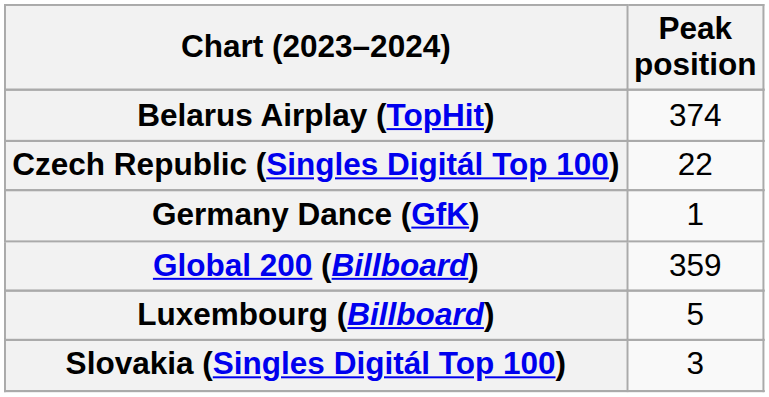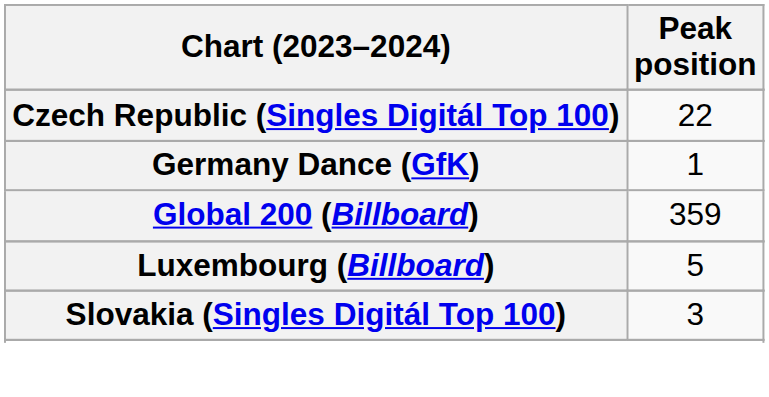- row: (316, 114)
